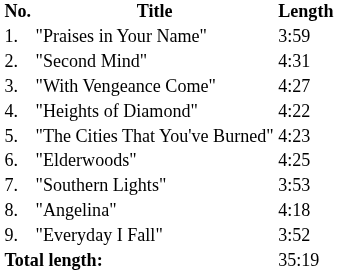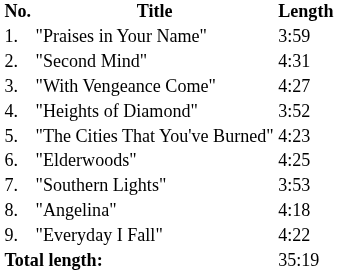(294, 110) 4:22 -> (294, 110) 3:52
(294, 235) 3:52 -> (294, 235) 4:22
